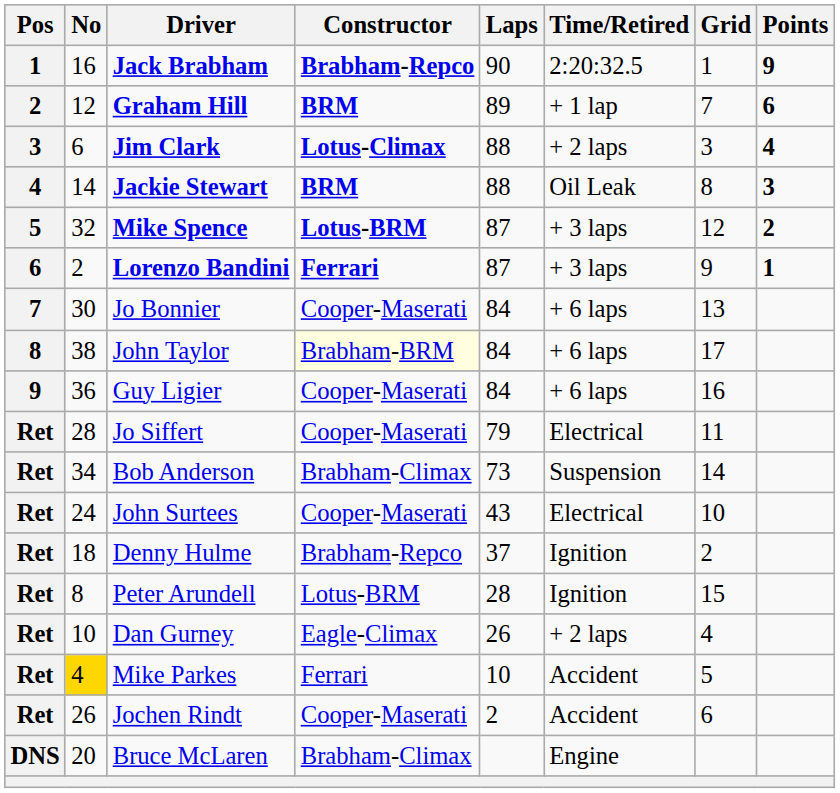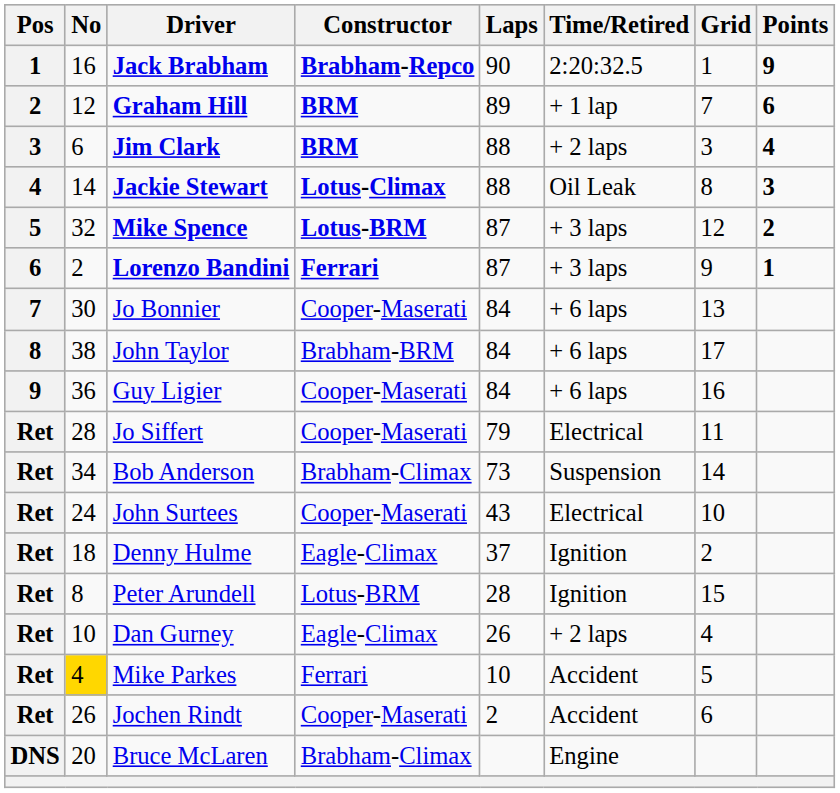(373, 146) Lotus-Climax -> (329, 146) BRM
(329, 187) BRM -> (373, 187) Lotus-Climax
(377, 349) lightyellow background -> (377, 349) no background
(381, 552) Brabham-Repco -> (369, 552) Eagle-Climax
